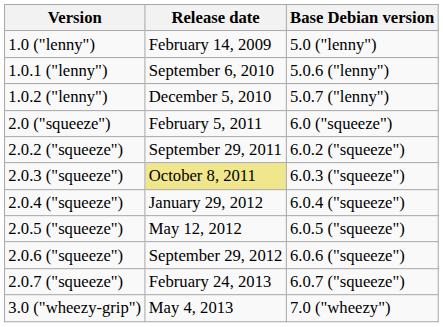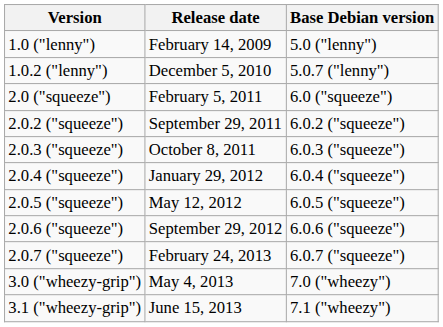- row: (58, 70)
(202, 176) khaki background -> (202, 149) no background
+ row: (75, 307)
